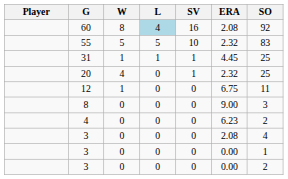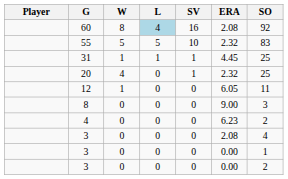(229, 89) 6.75 -> (229, 89) 6.05
